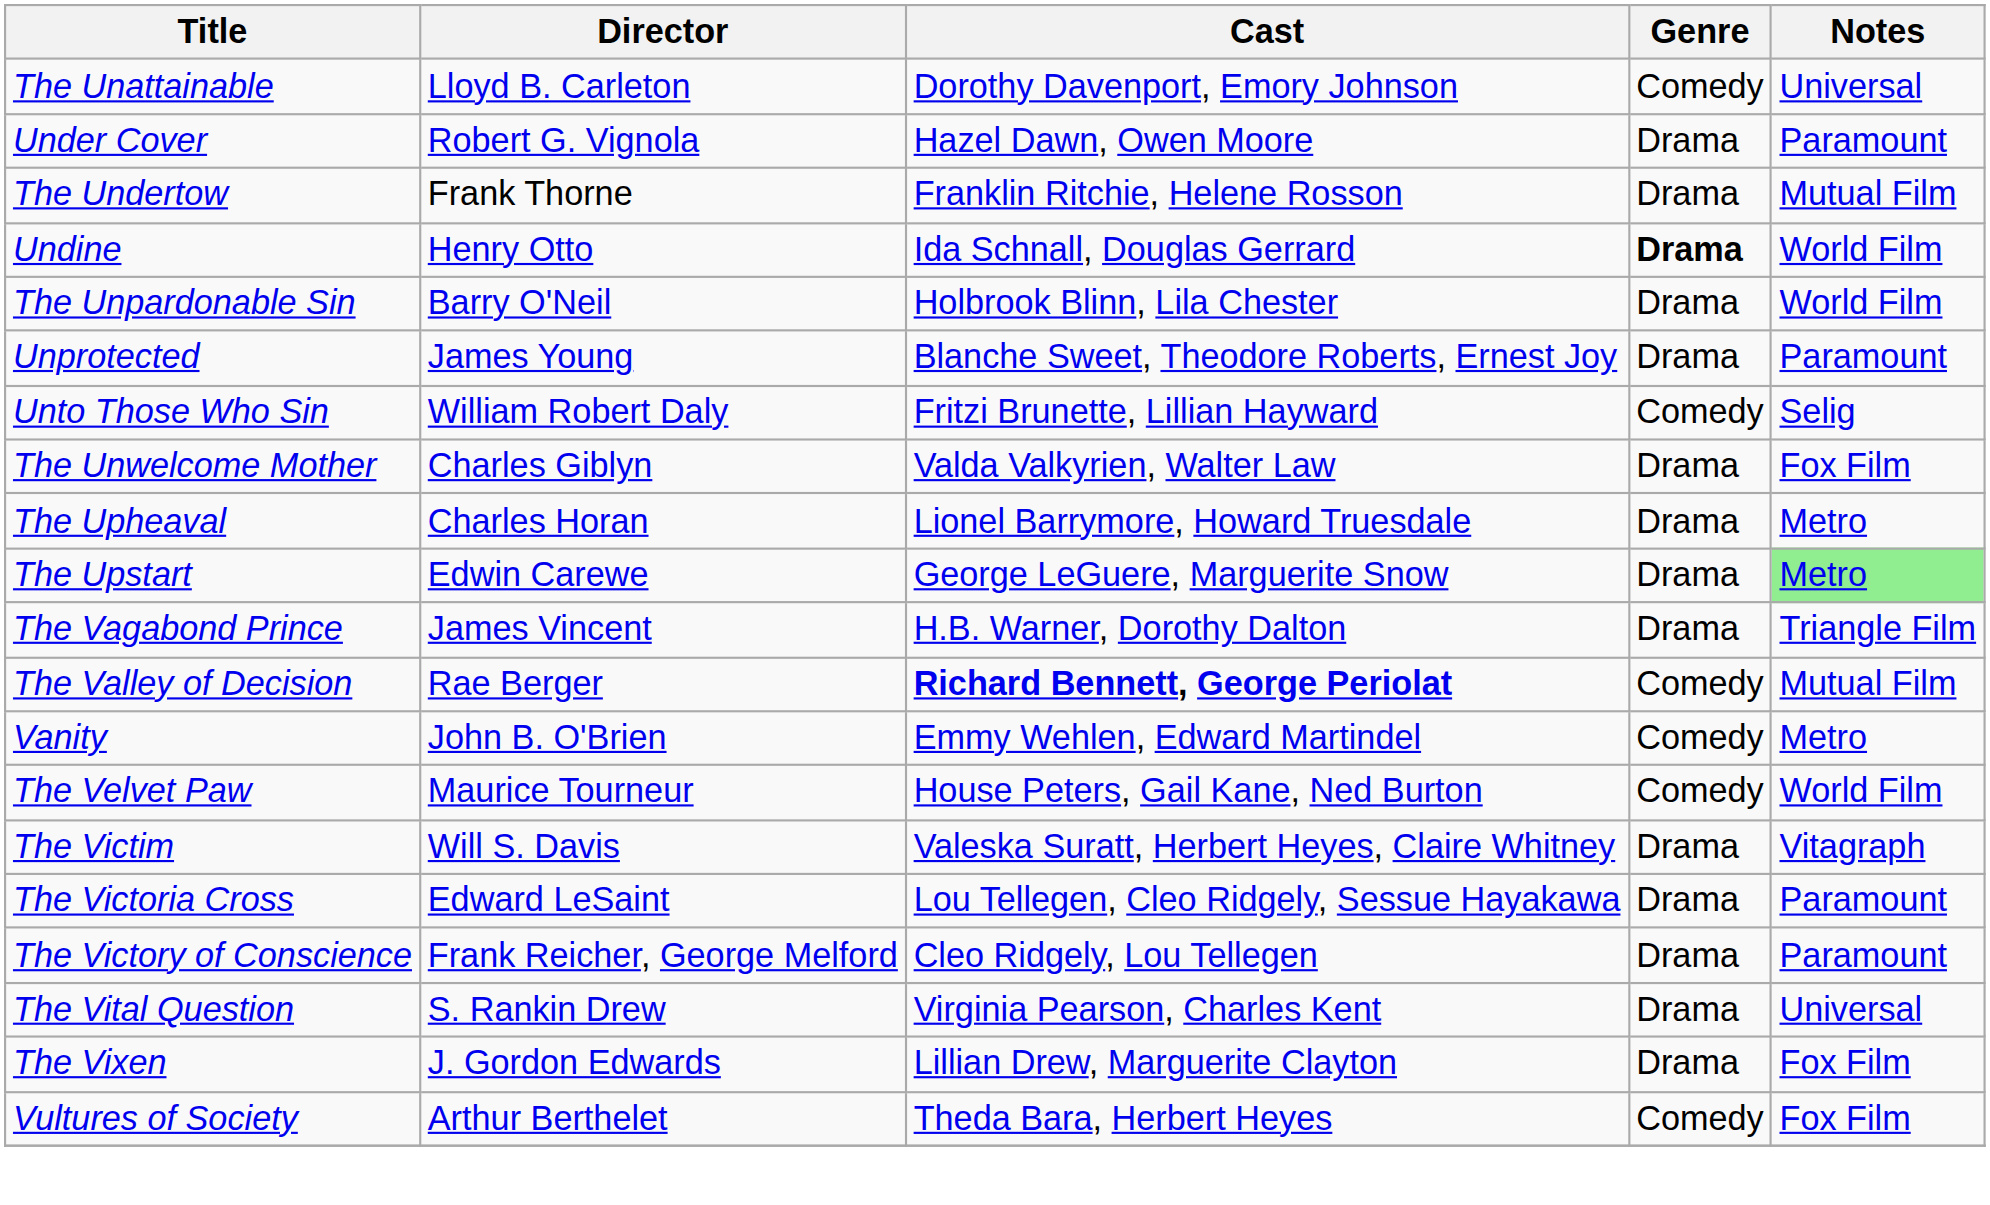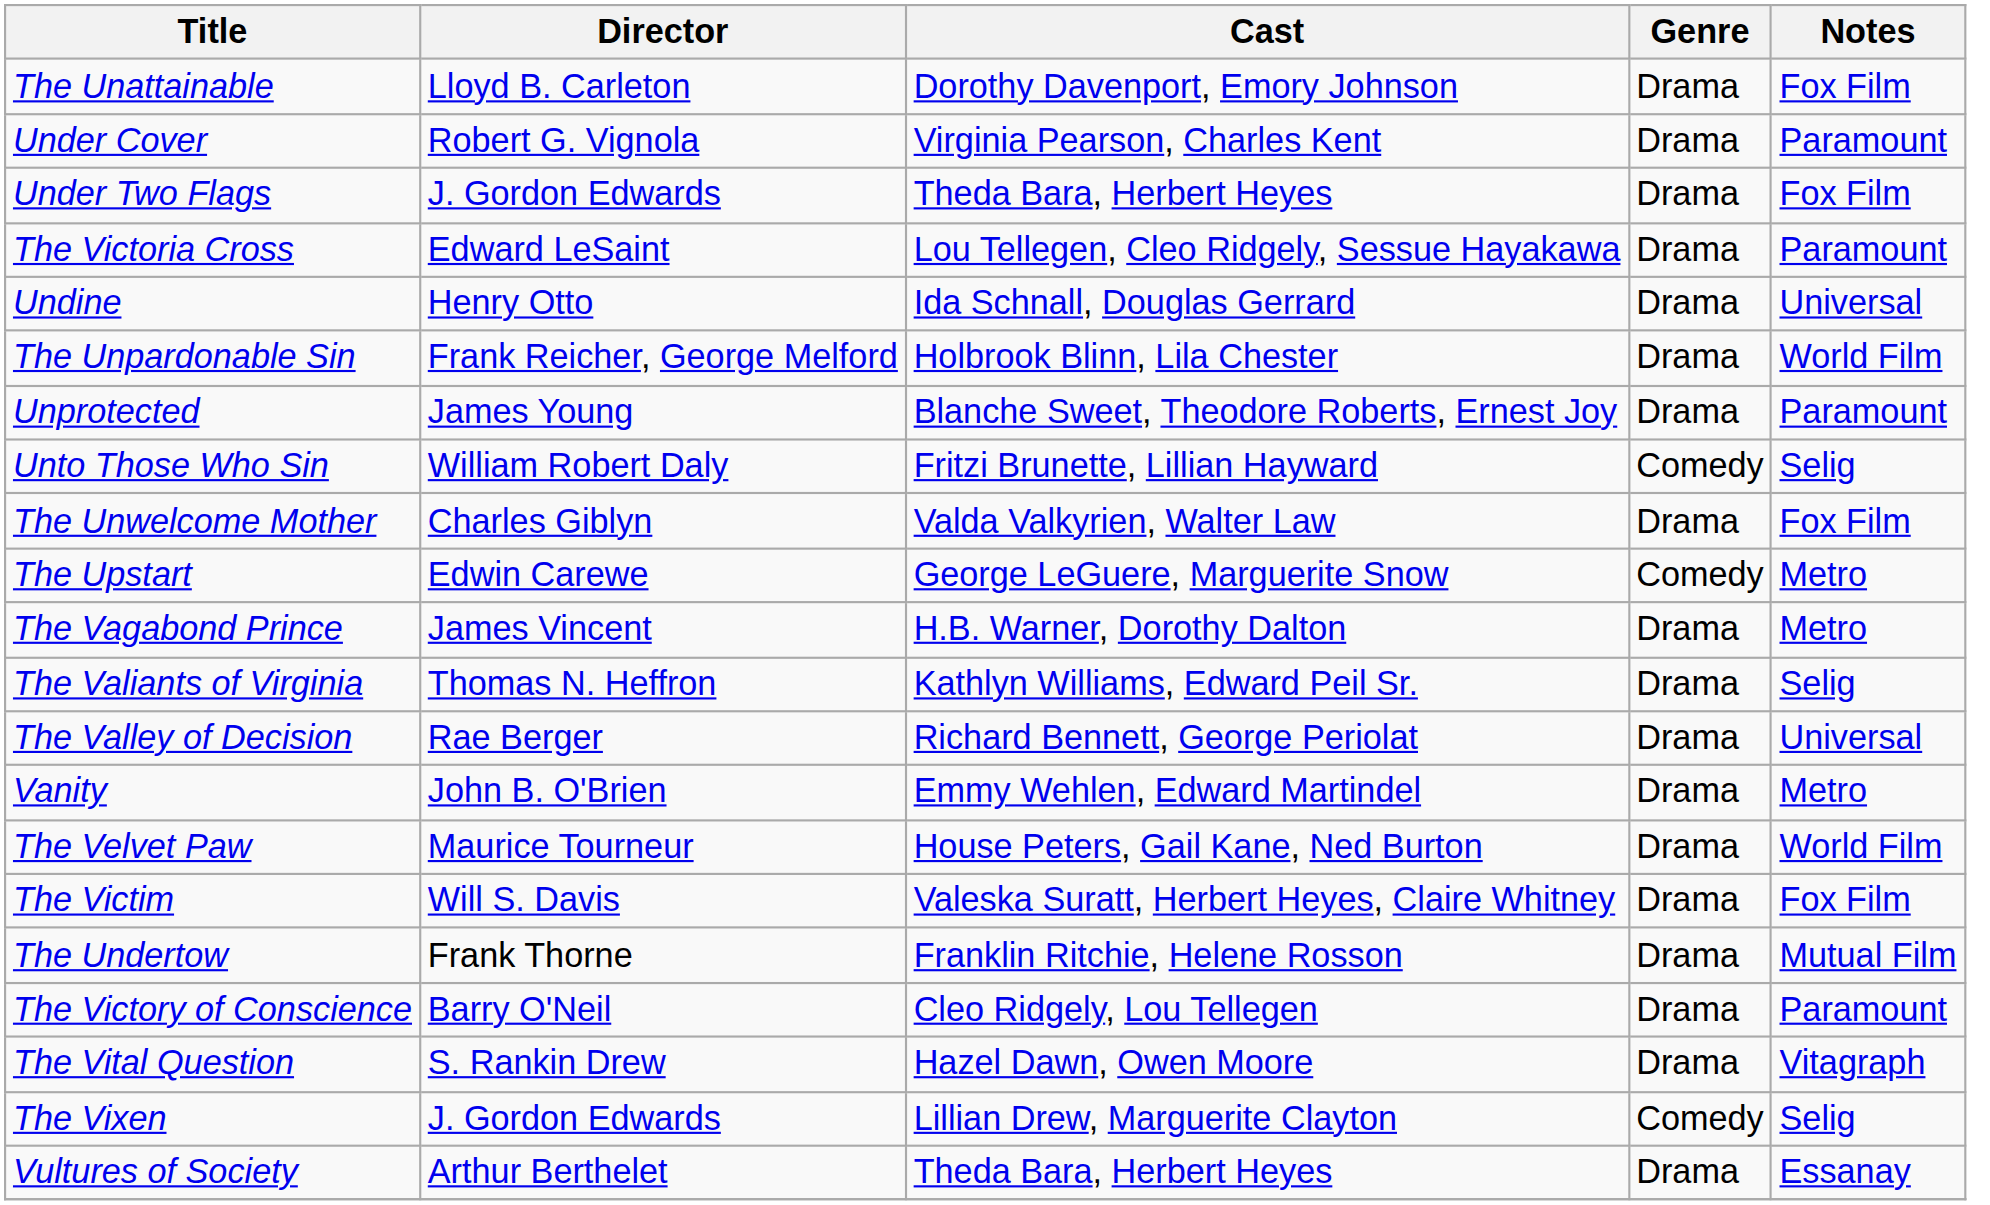(1700, 85) Comedy -> (1688, 85) Drama
(1851, 85) Universal -> (1845, 85) Fox Film
(1113, 140) Hazel Dawn, Owen Moore -> (1147, 140) Virginia Pearson, Charles Kent
+ row: (142, 194)
rows swapped: (120, 194) <-> (153, 900)
(1690, 248) bold -> (1688, 303) normal
(1861, 248) World Film -> (1851, 303) Universal
(520, 303) Barry O'Neil -> (663, 357) Frank Reicher, George Melford
- row: (120, 520)
(1688, 574) Drama -> (1700, 574) Comedy
(1823, 574) lightgreen background -> (1823, 574) no background
(1878, 628) Triangle Film -> (1823, 628) Metro
+ row: (188, 683)
(1183, 683) bold -> (1166, 737) normal
(1700, 683) Comedy -> (1688, 737) Drama
(1868, 683) Mutual Film -> (1851, 737) Universal
(1700, 737) Comedy -> (1688, 791) Drama
(1700, 791) Comedy -> (1688, 846) Drama
(1852, 846) Vitagraph -> (1845, 900) Fox Film
(663, 954) Frank Reicher, George Melford -> (520, 1009) Barry O'Neil
(1147, 1009) Virginia Pearson, Charles Kent -> (1113, 1063) Hazel Dawn, Owen Moore
(1851, 1009) Universal -> (1852, 1063) Vitagraph
(1688, 1063) Drama -> (1700, 1117) Comedy
(1845, 1063) Fox Film -> (1818, 1117) Selig
(1700, 1117) Comedy -> (1688, 1172) Drama
(1845, 1117) Fox Film -> (1845, 1172) Essanay
